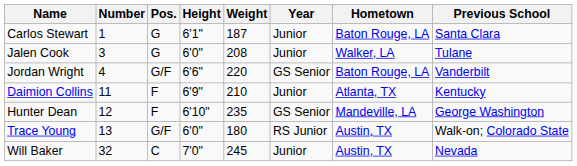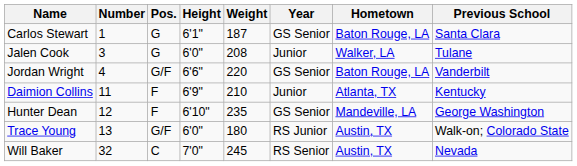(290, 33) Junior -> (301, 33) GS Senior
(290, 151) Junior -> (301, 151) RS Senior
